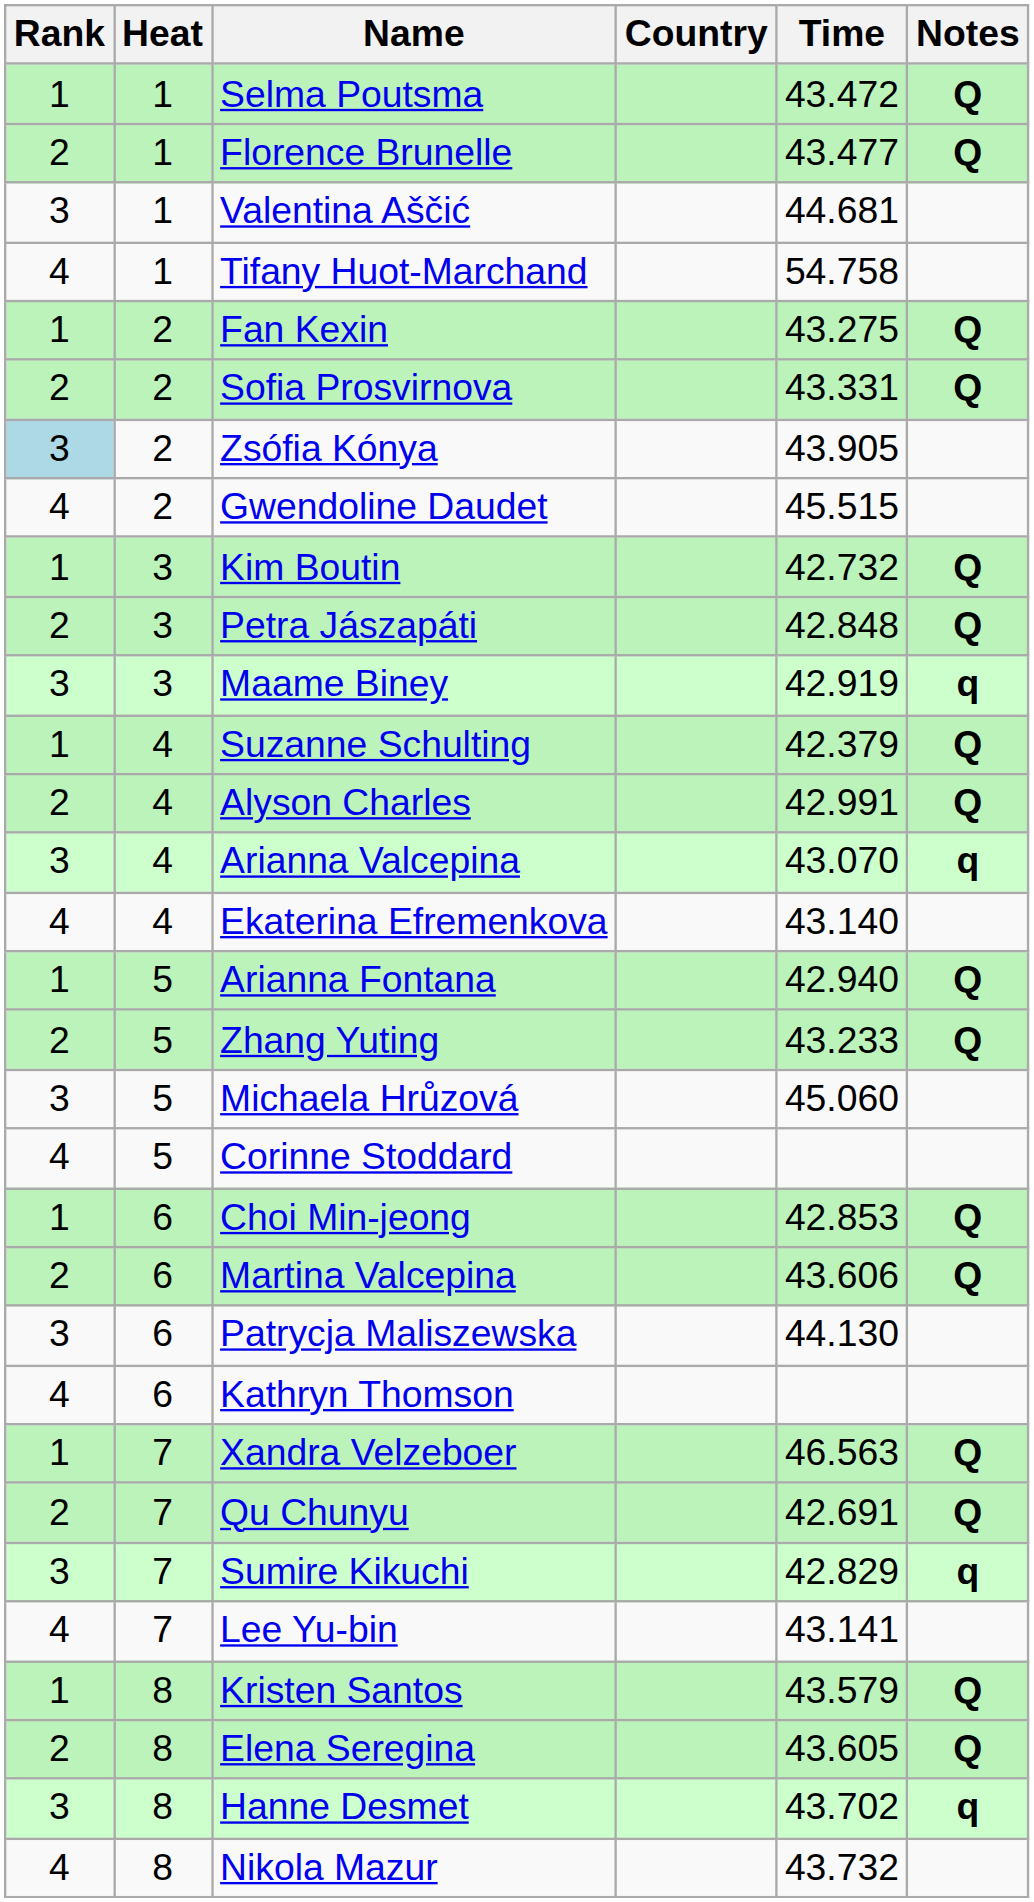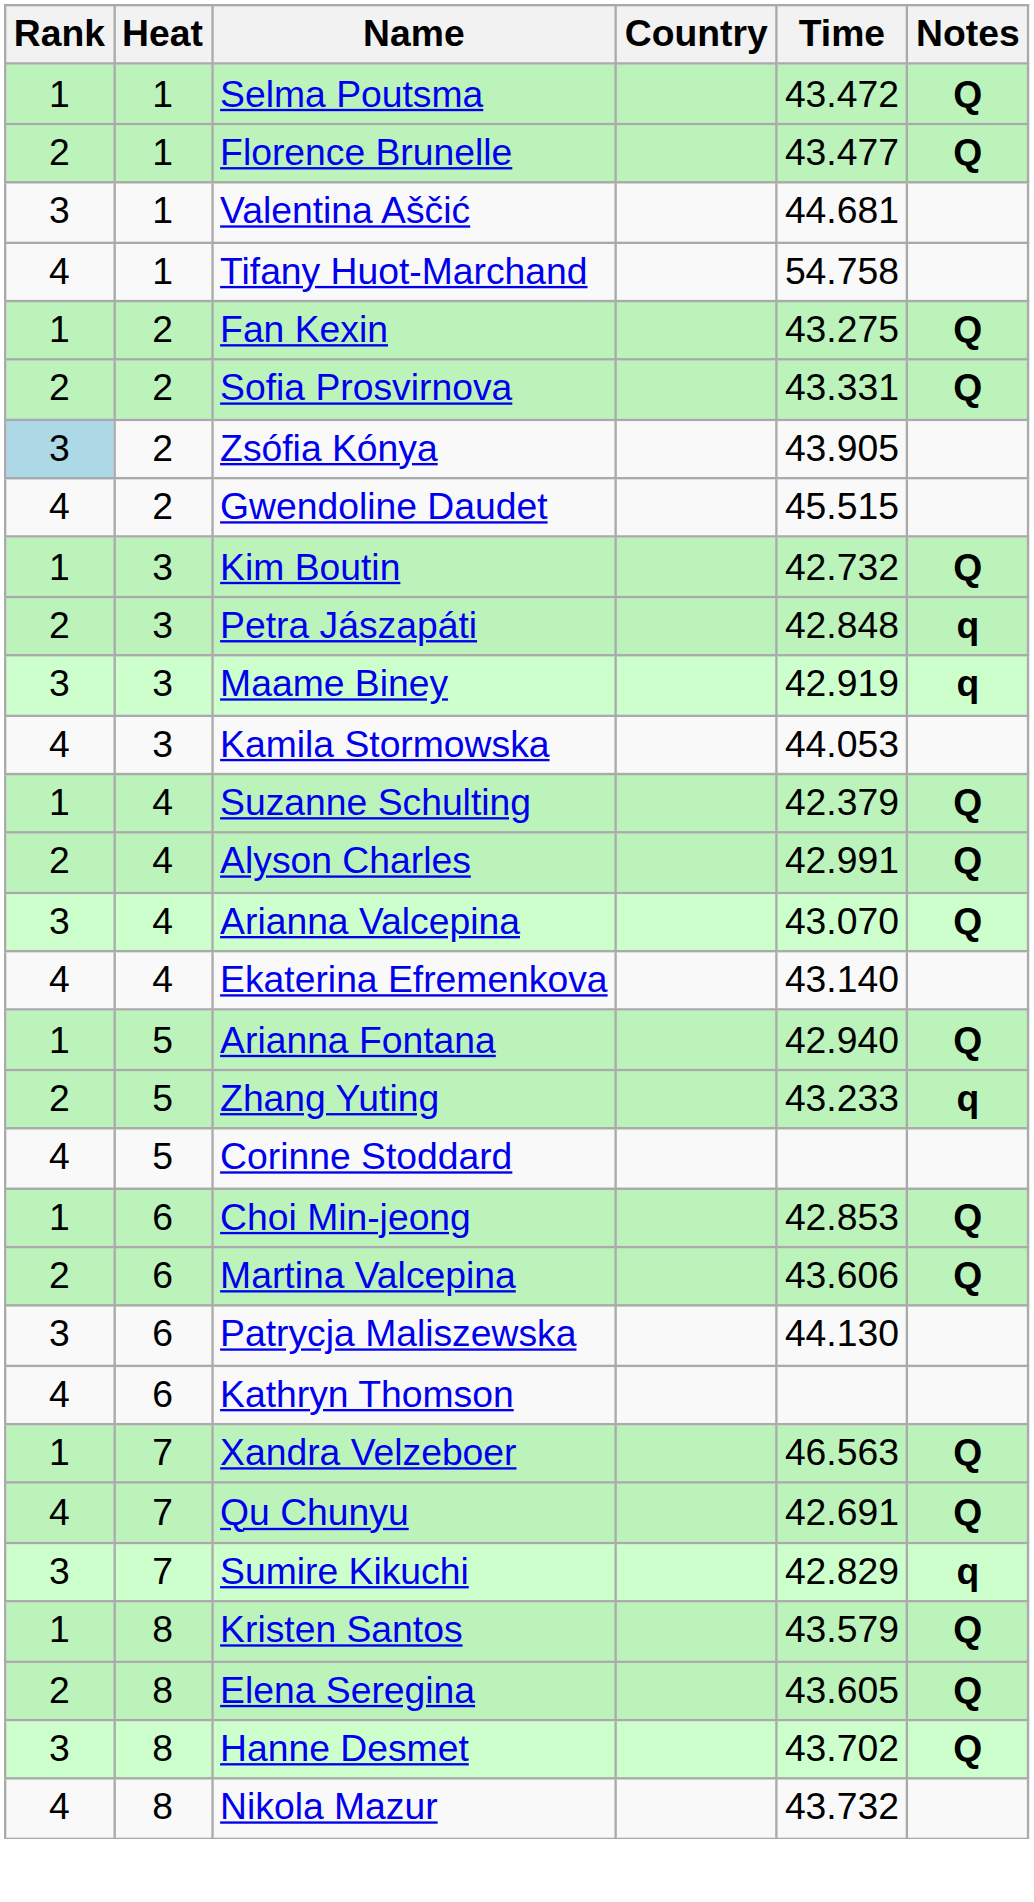(968, 625) Q -> (968, 625) q
+ row: (385, 743)
(968, 861) q -> (968, 920) Q
(968, 1039) Q -> (968, 1098) q
- row: (369, 1098)
(59, 1512) 2 -> (59, 1512) 4
- row: (309, 1630)
(968, 1807) q -> (968, 1748) Q
